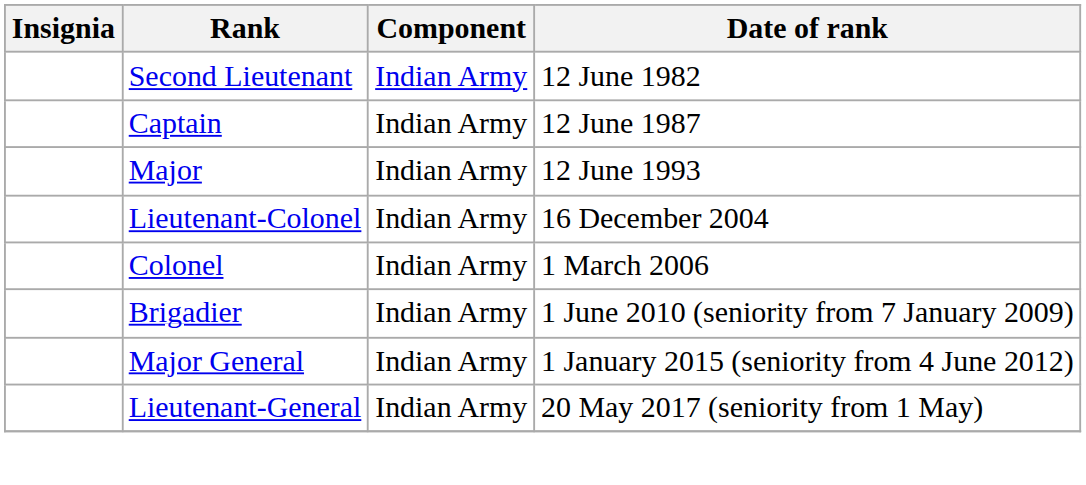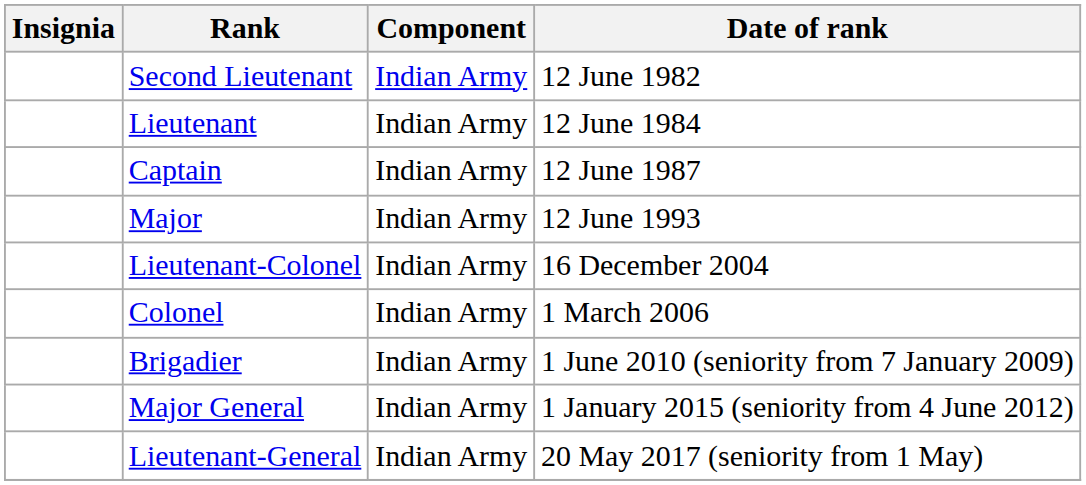+ row: (193, 123)
